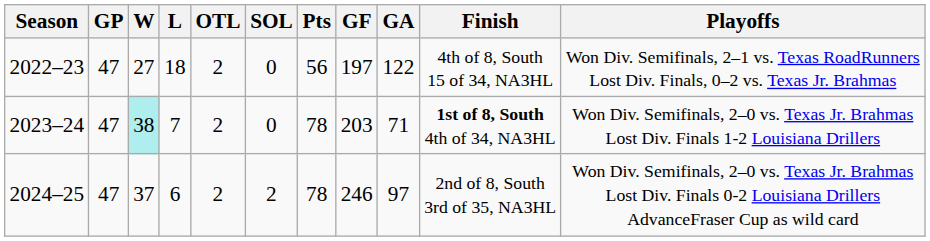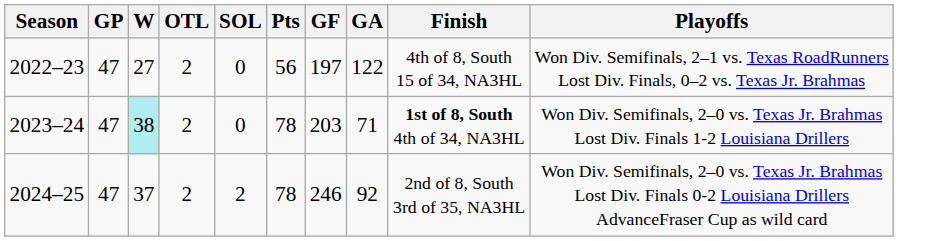- column: (175, 21)
(398, 194) 97 -> (367, 194) 92
